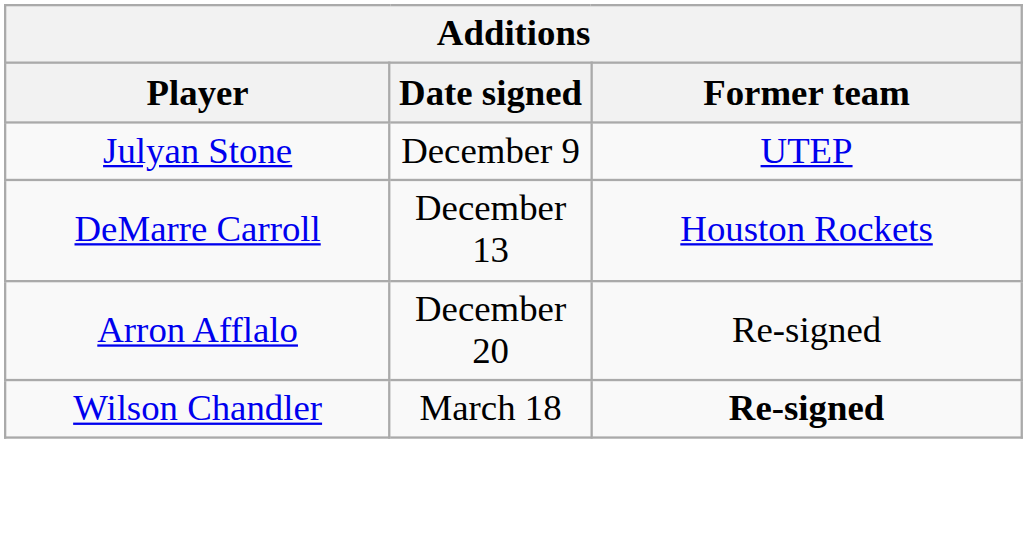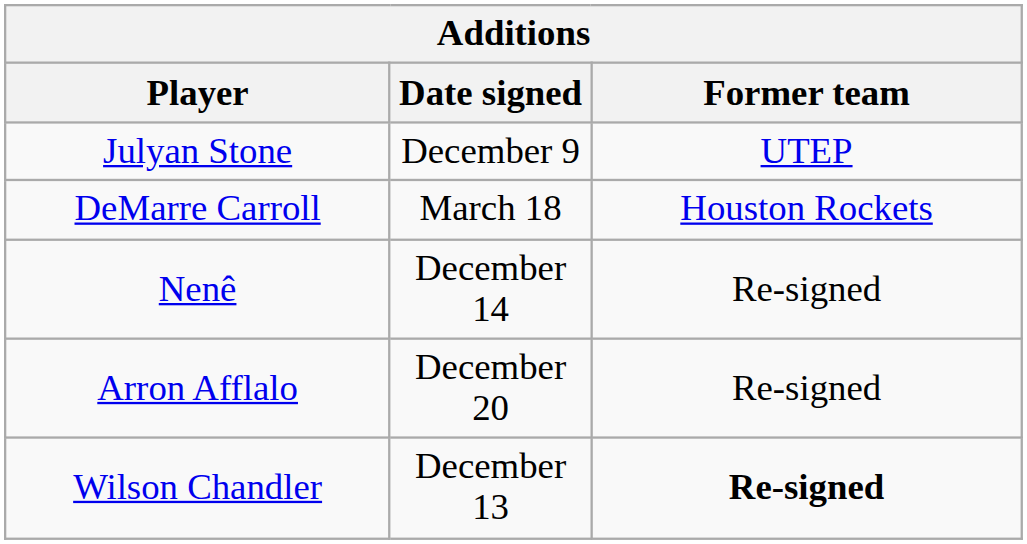(491, 229) December 13 -> (491, 208) March 18
+ row: (198, 287)
(491, 408) March 18 -> (491, 487) December 13
